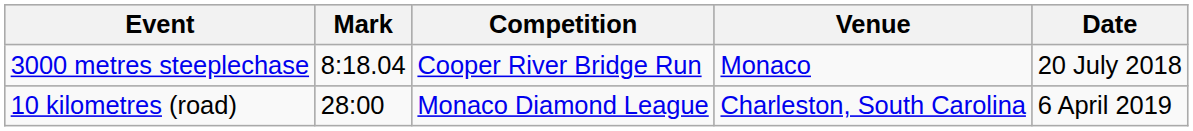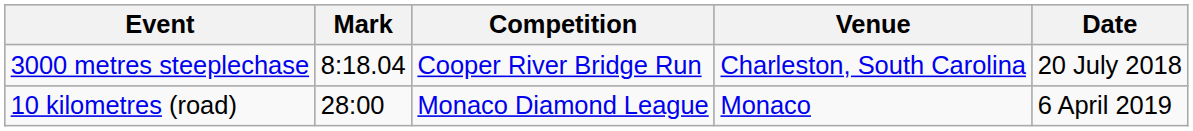(766, 65) Monaco -> (873, 65) Charleston, South Carolina
(873, 105) Charleston, South Carolina -> (766, 105) Monaco
